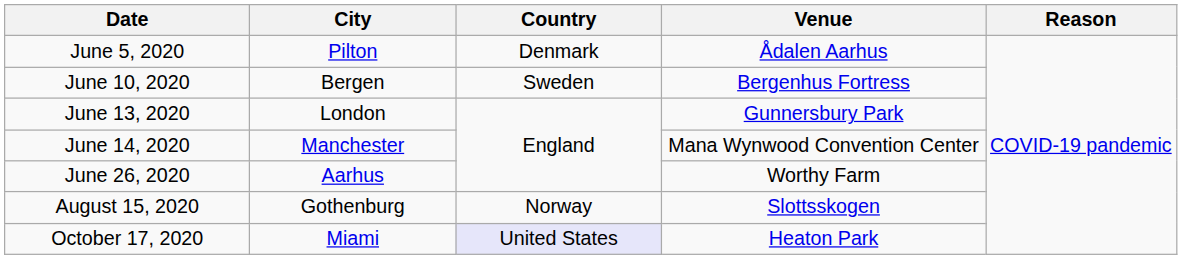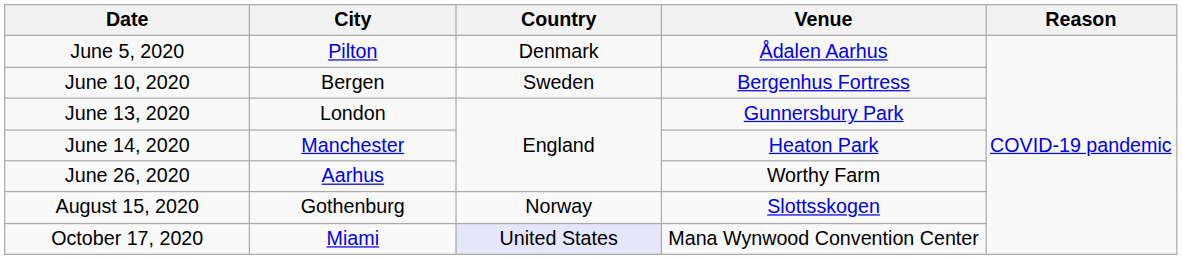(824, 144) Mana Wynwood Convention Center -> (824, 144) Heaton Park
(824, 238) Heaton Park -> (824, 238) Mana Wynwood Convention Center
